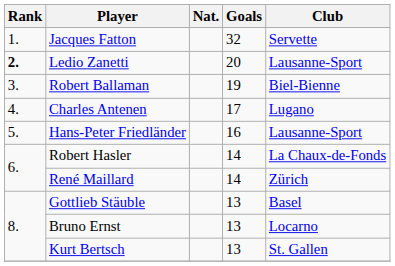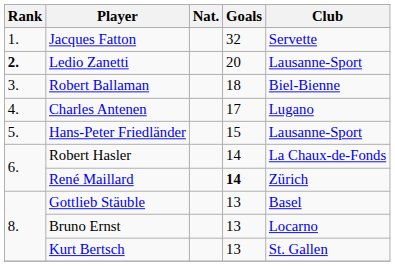(233, 86) 19 -> (233, 86) 18
(233, 132) 16 -> (233, 132) 15
(233, 179) normal -> (233, 179) bold
